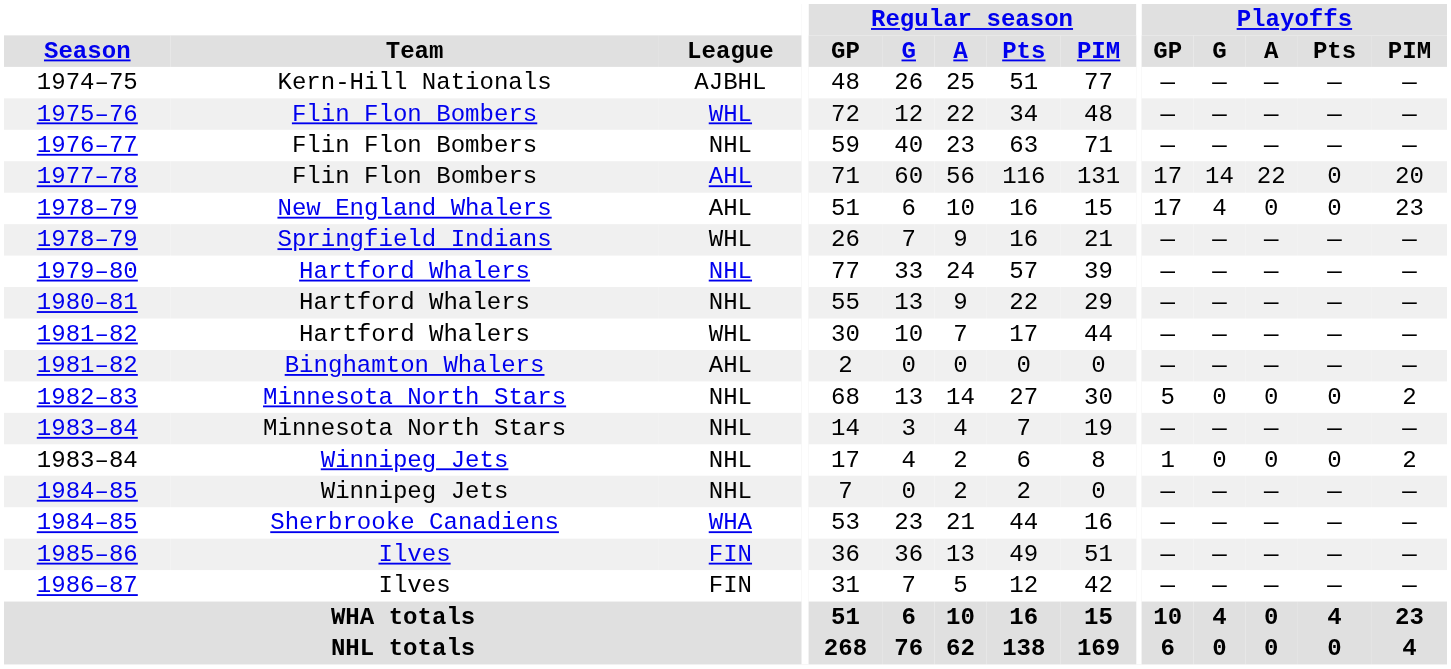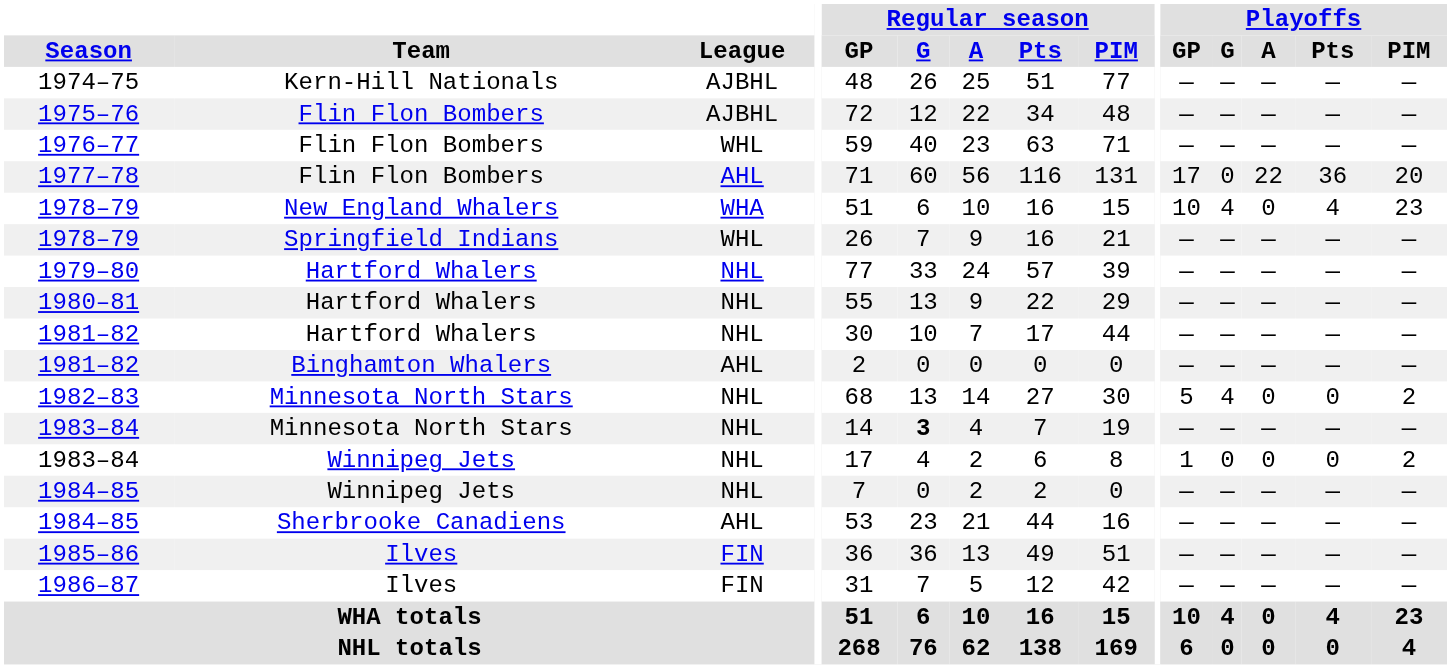(730, 114) WHL -> (742, 114) AJBHL
(730, 146) NHL -> (742, 146) WHL
(1219, 177) 14 -> (1227, 177) 0
(1335, 177) 0 -> (1333, 177) 36
(730, 208) AHL -> (742, 208) WHA
(1168, 208) 17 -> (1187, 208) 10
(1335, 208) 0 -> (1333, 208) 4
(730, 334) WHL -> (742, 334) NHL
(1220, 397) 0 -> (1227, 397) 4
(909, 429) normal -> (923, 429) bold
(730, 523) WHA -> (742, 523) AHL
